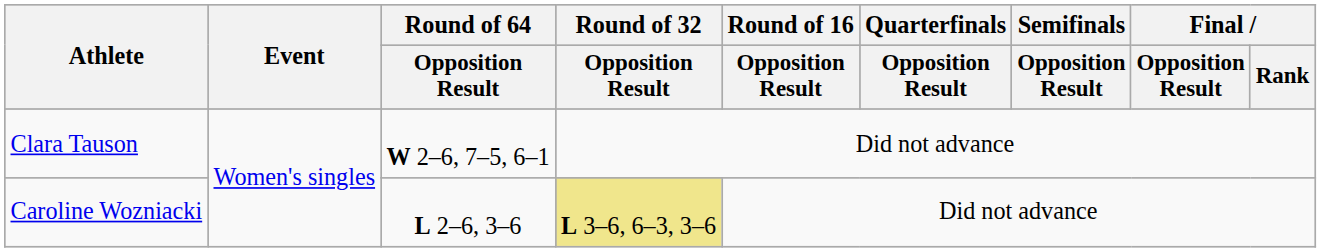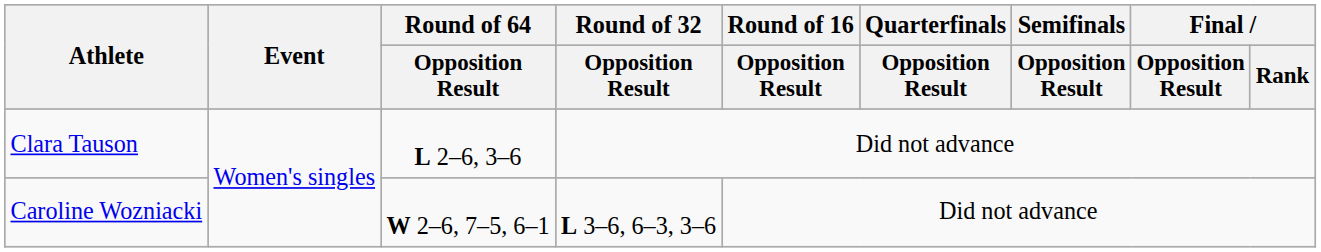(468, 157) W 2–6, 7–5, 6–1 -> (468, 157) L 2–6, 3–6
(468, 226) L 2–6, 3–6 -> (468, 226) W 2–6, 7–5, 6–1
(639, 226) khaki background -> (639, 226) no background
